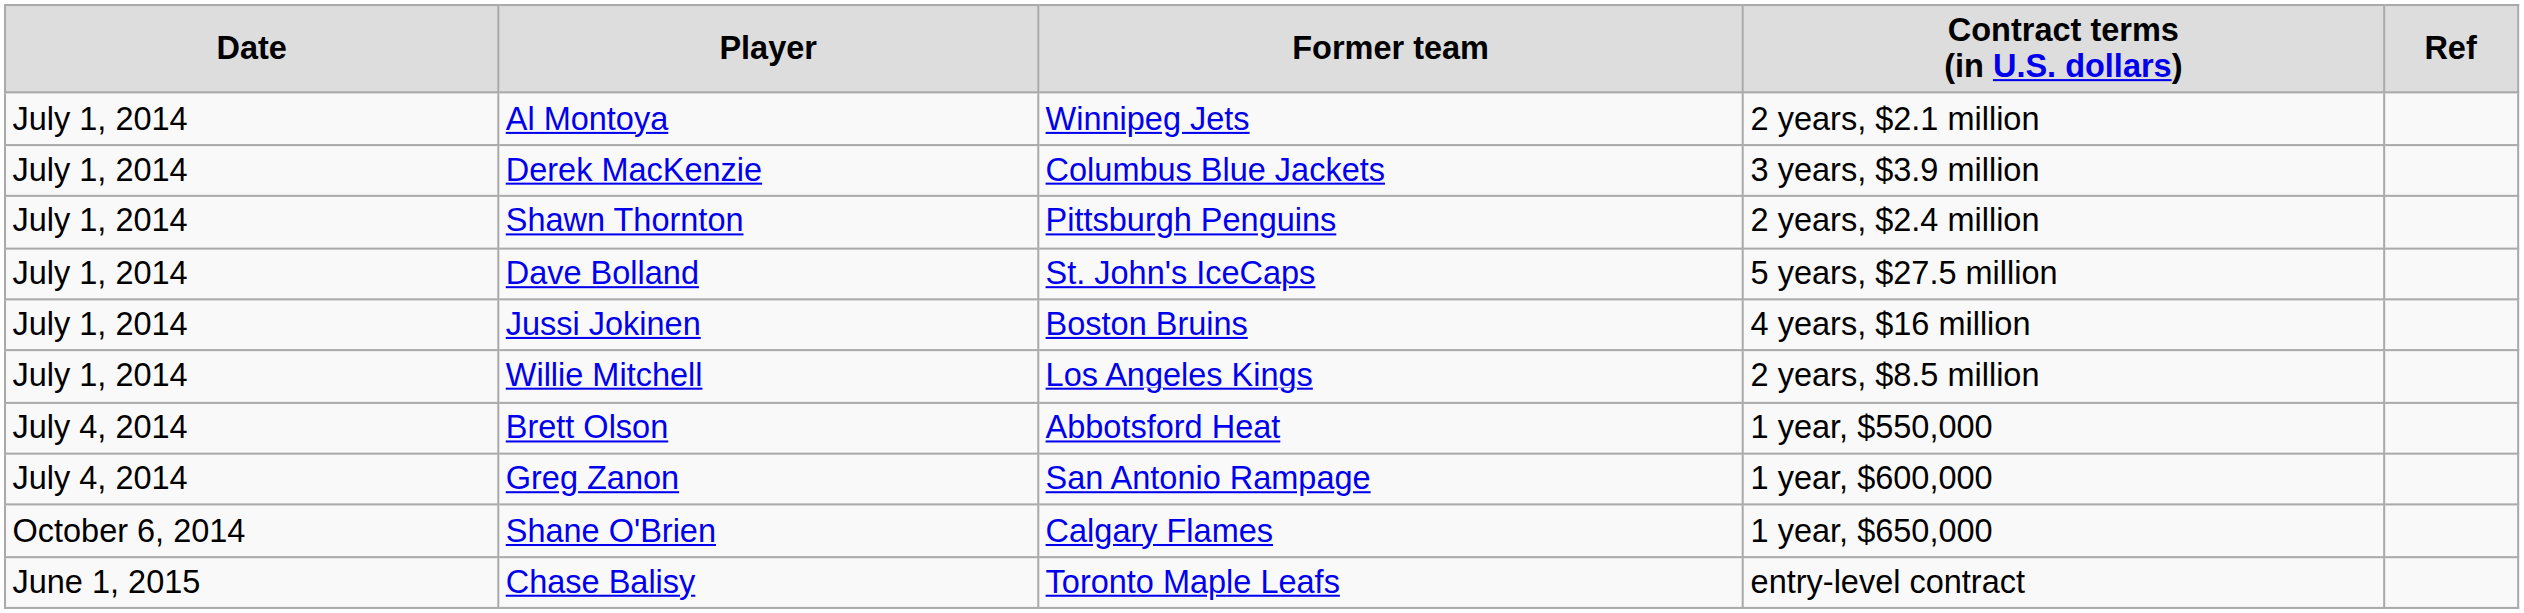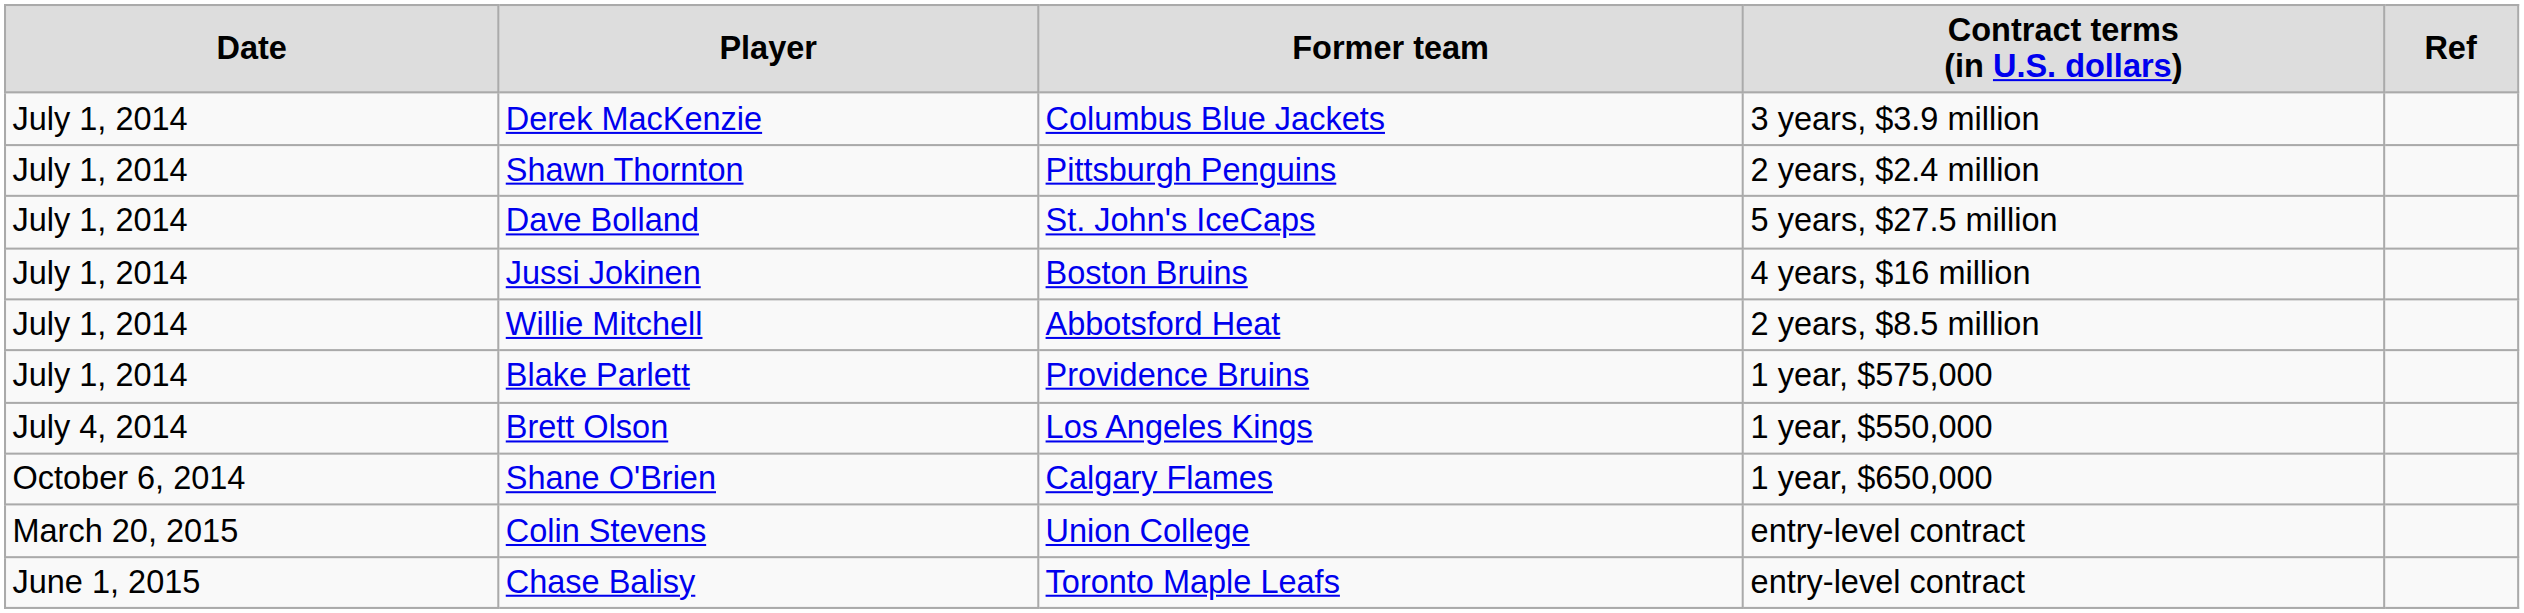- row: (587, 118)
(1179, 375) Los Angeles Kings -> (1163, 324) Abbotsford Heat
+ row: (598, 375)
(1163, 427) Abbotsford Heat -> (1179, 427) Los Angeles Kings
- row: (592, 478)
+ row: (606, 530)
